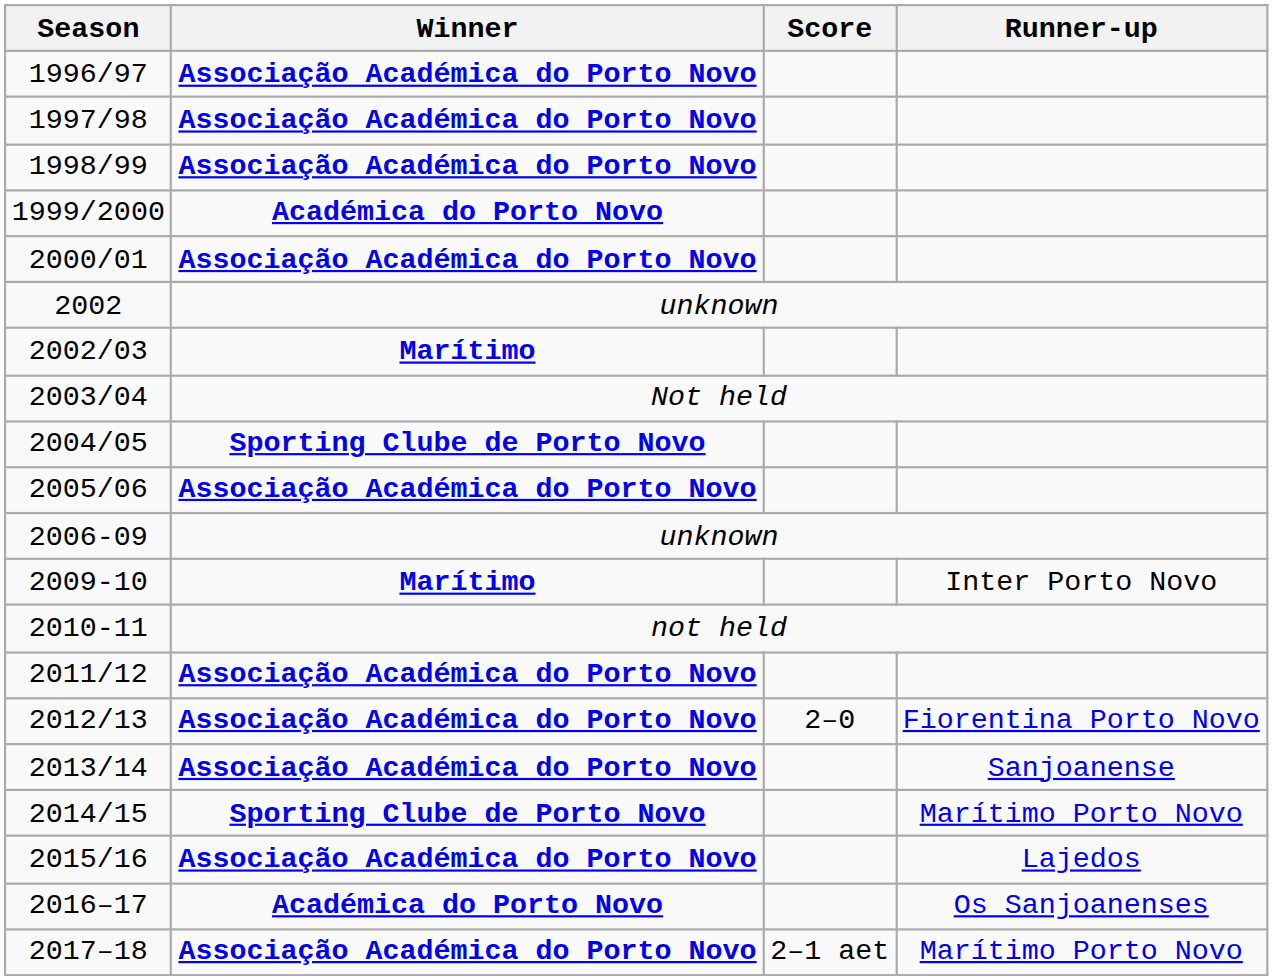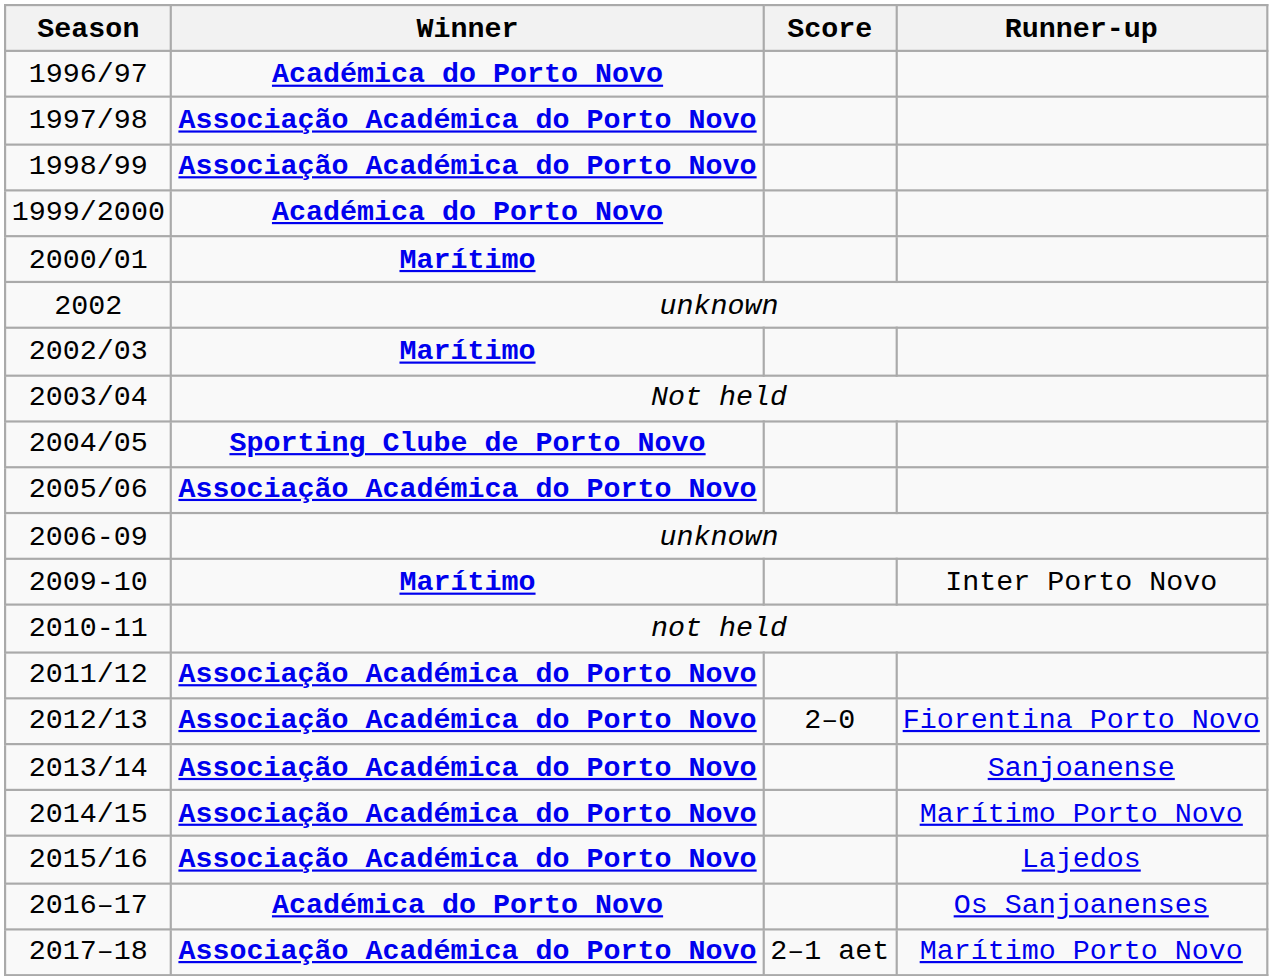(468, 74) Associação Académica do Porto Novo -> (468, 74) Académica do Porto Novo
(468, 259) Associação Académica do Porto Novo -> (468, 259) Marítimo
(468, 813) Sporting Clube de Porto Novo -> (468, 813) Associação Académica do Porto Novo
